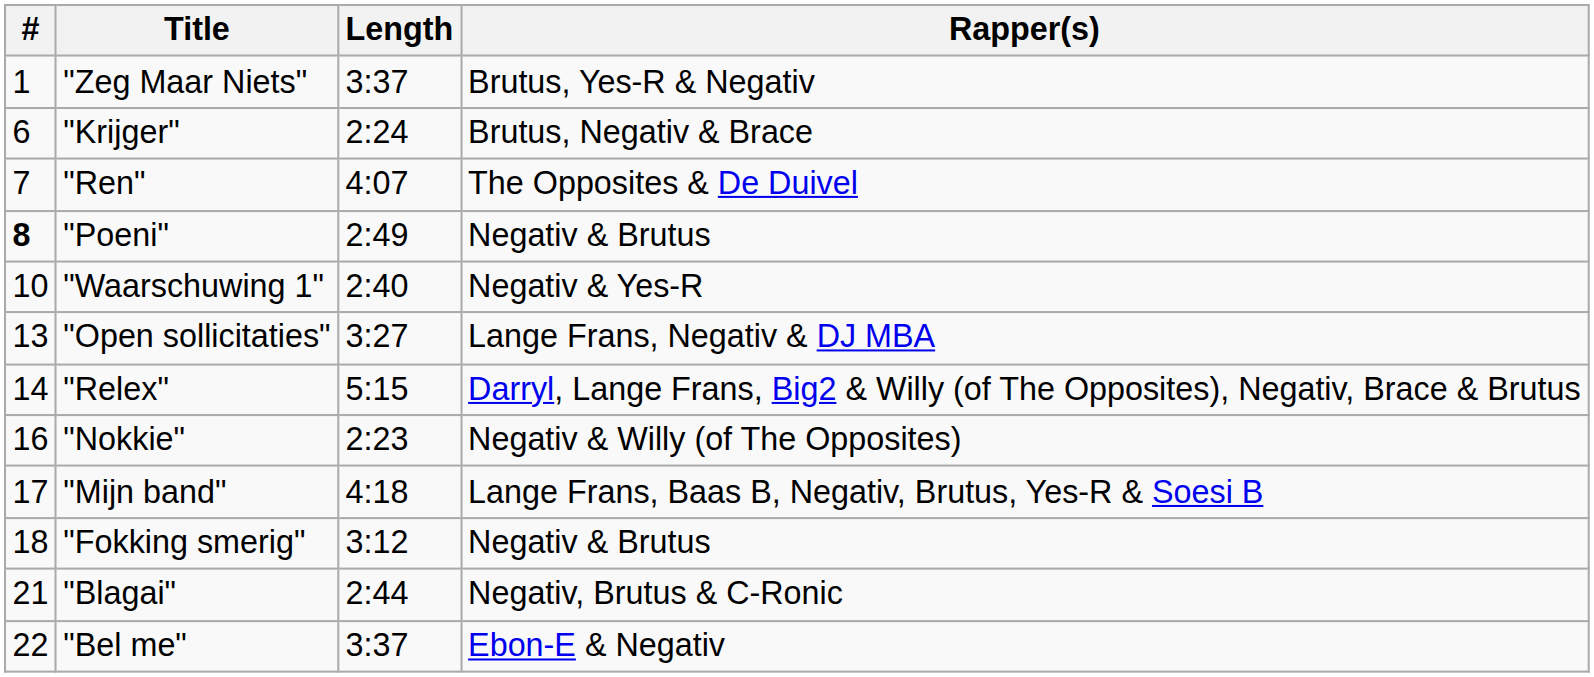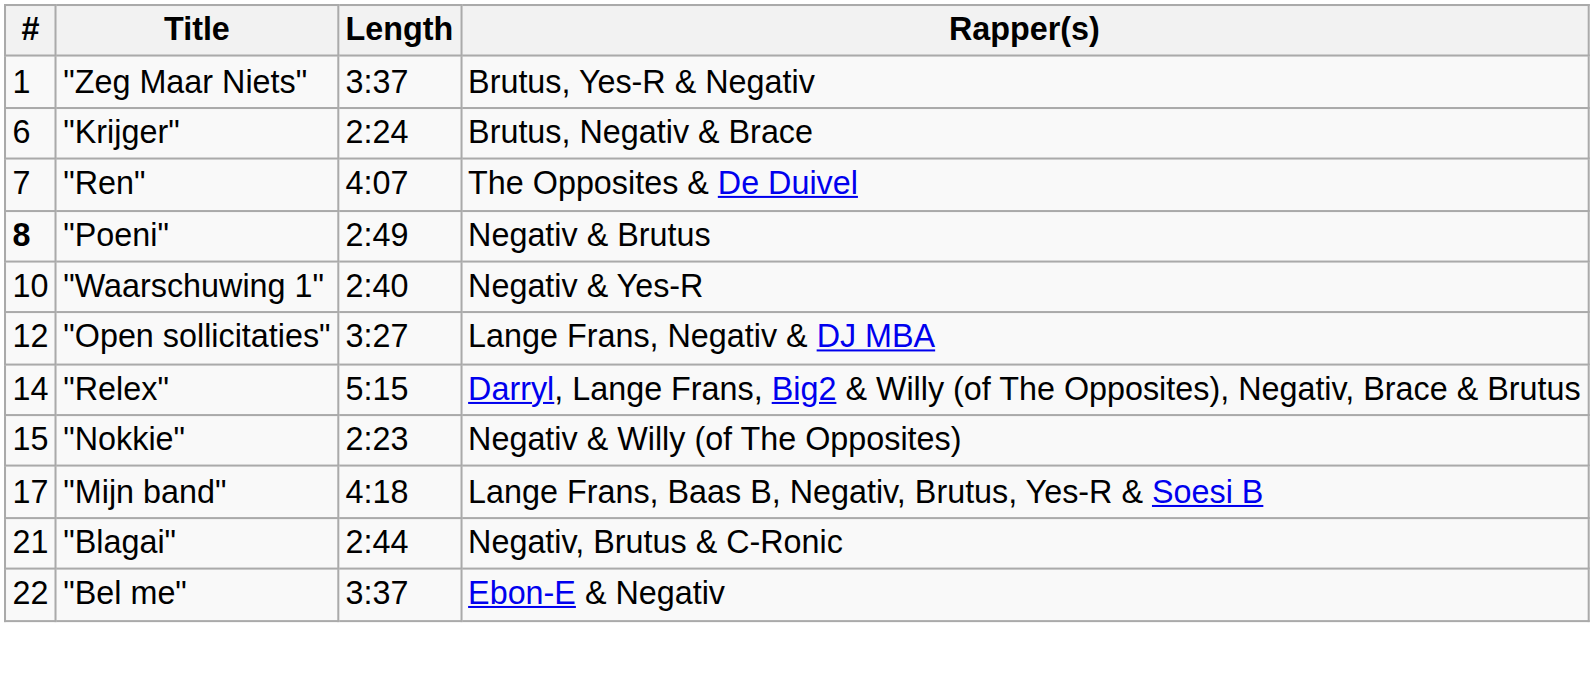(30, 337) 13 -> (30, 337) 12
(30, 440) 16 -> (30, 440) 15
- row: (184, 542)
